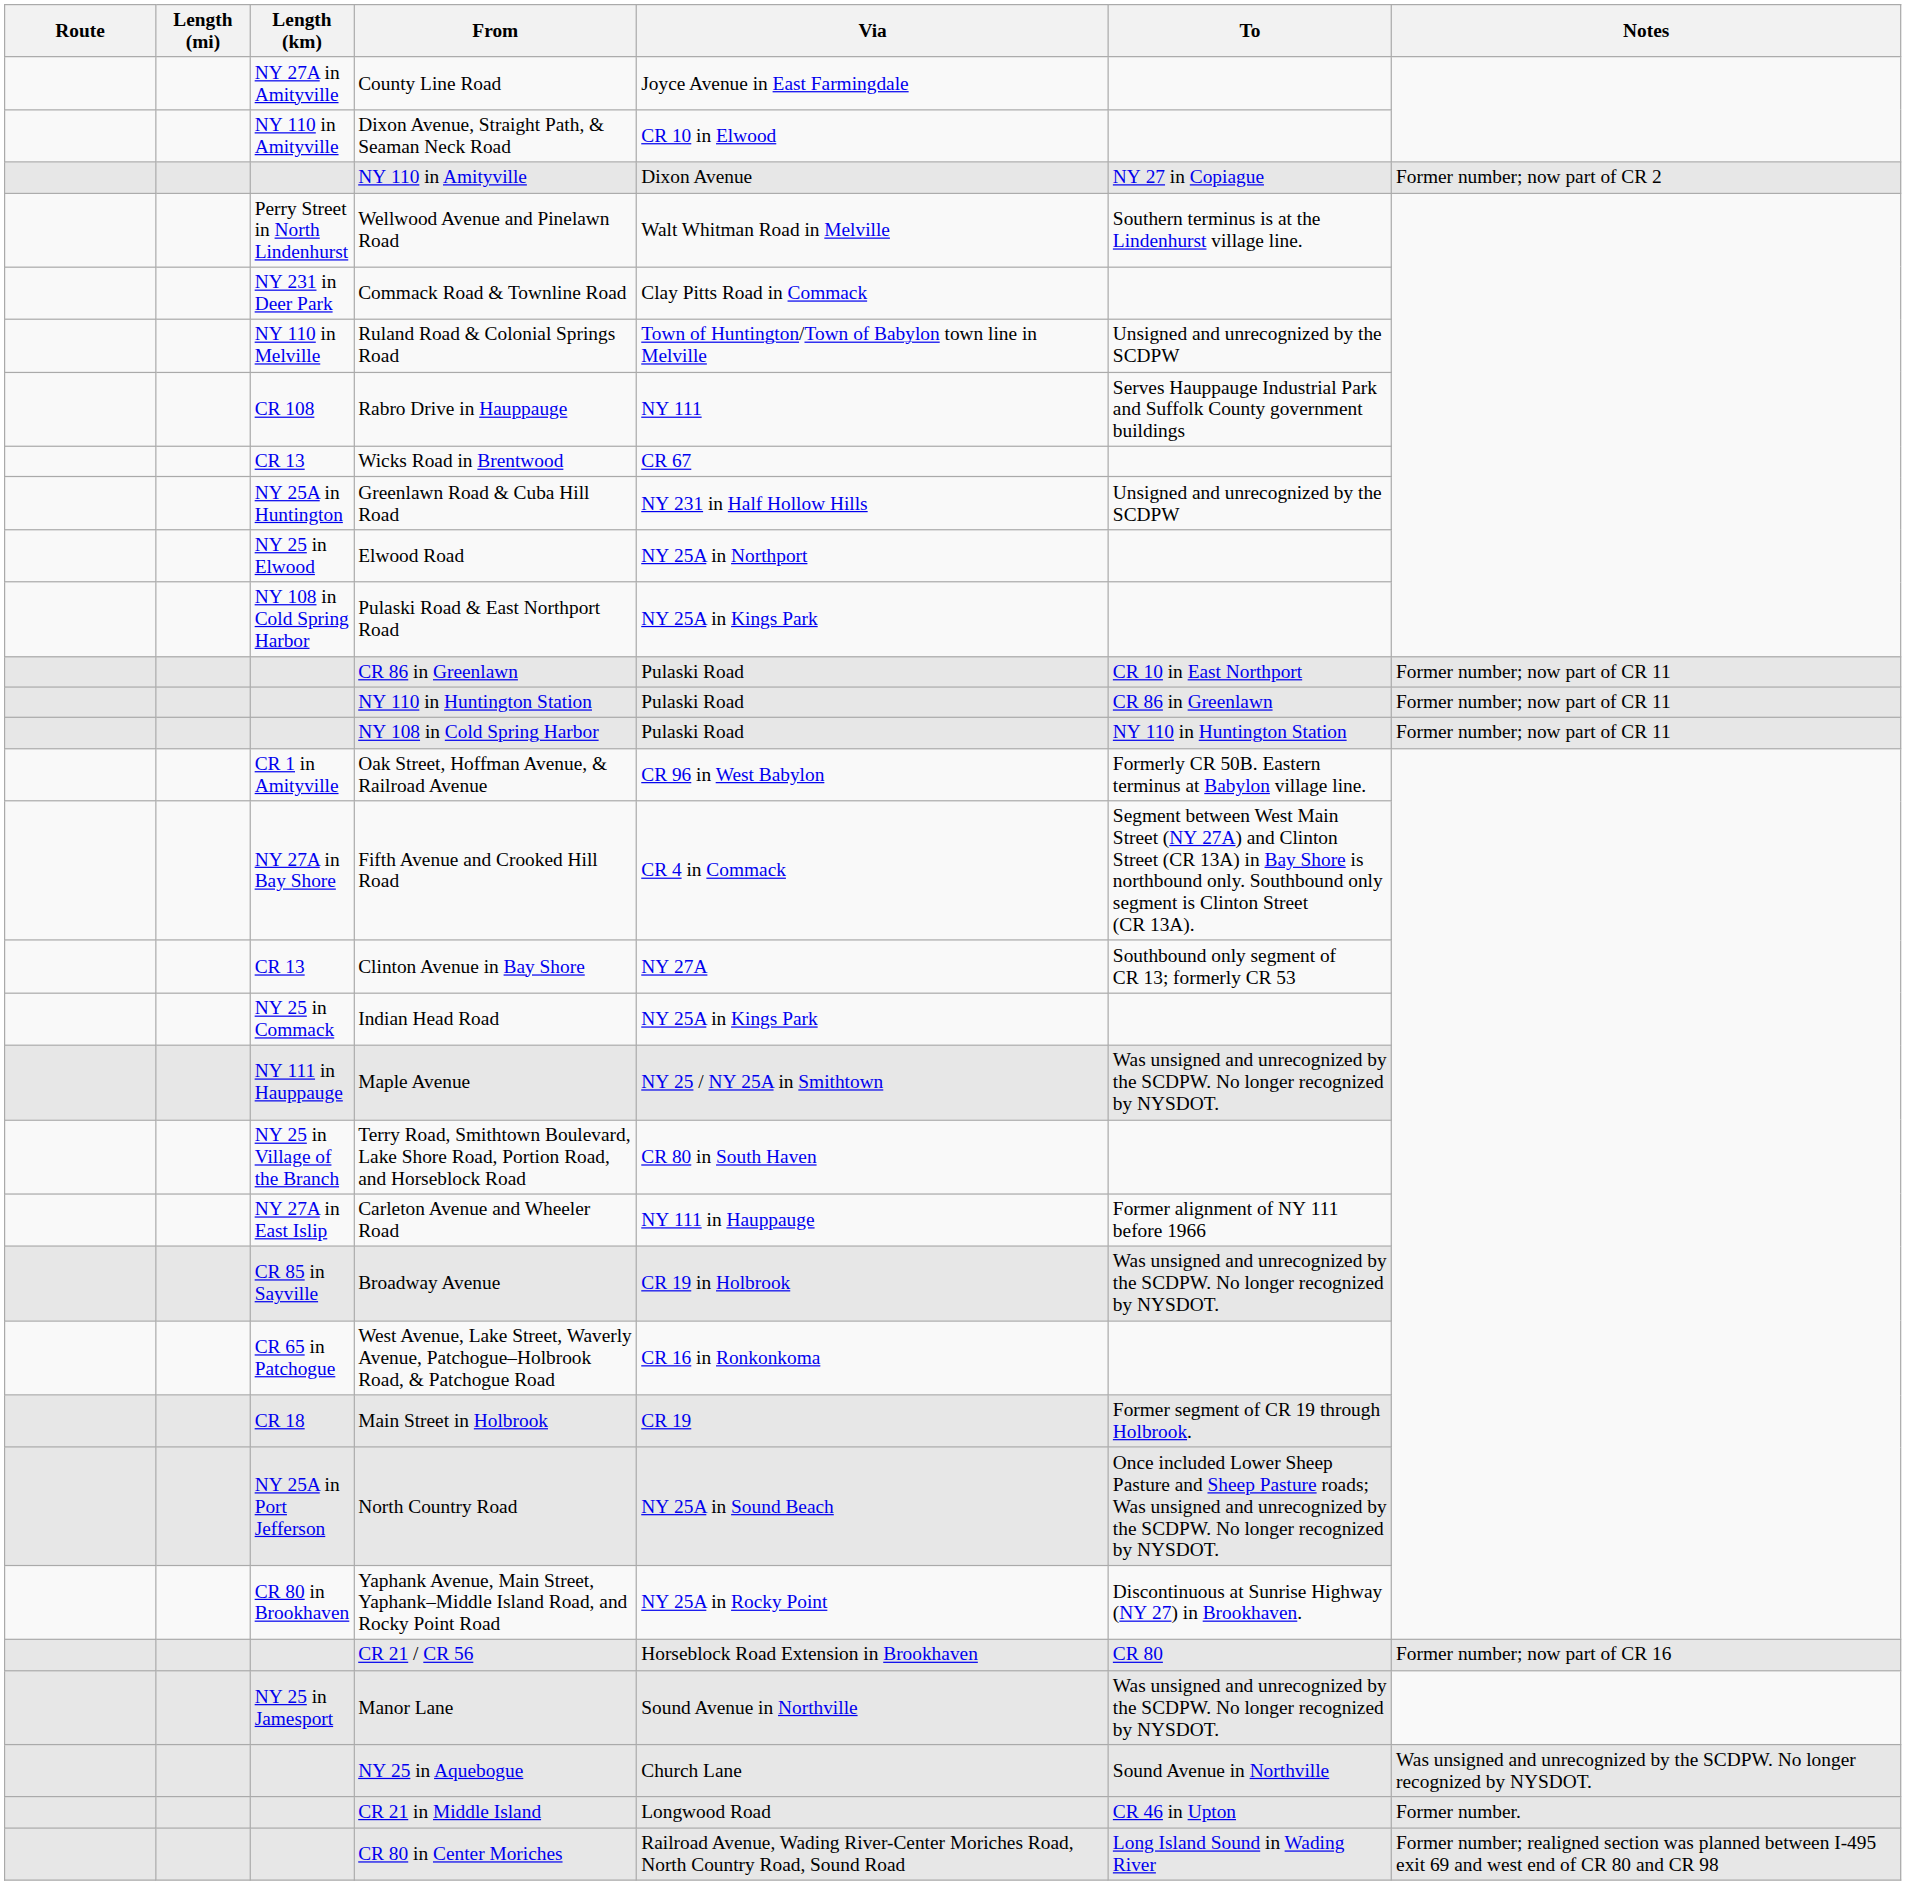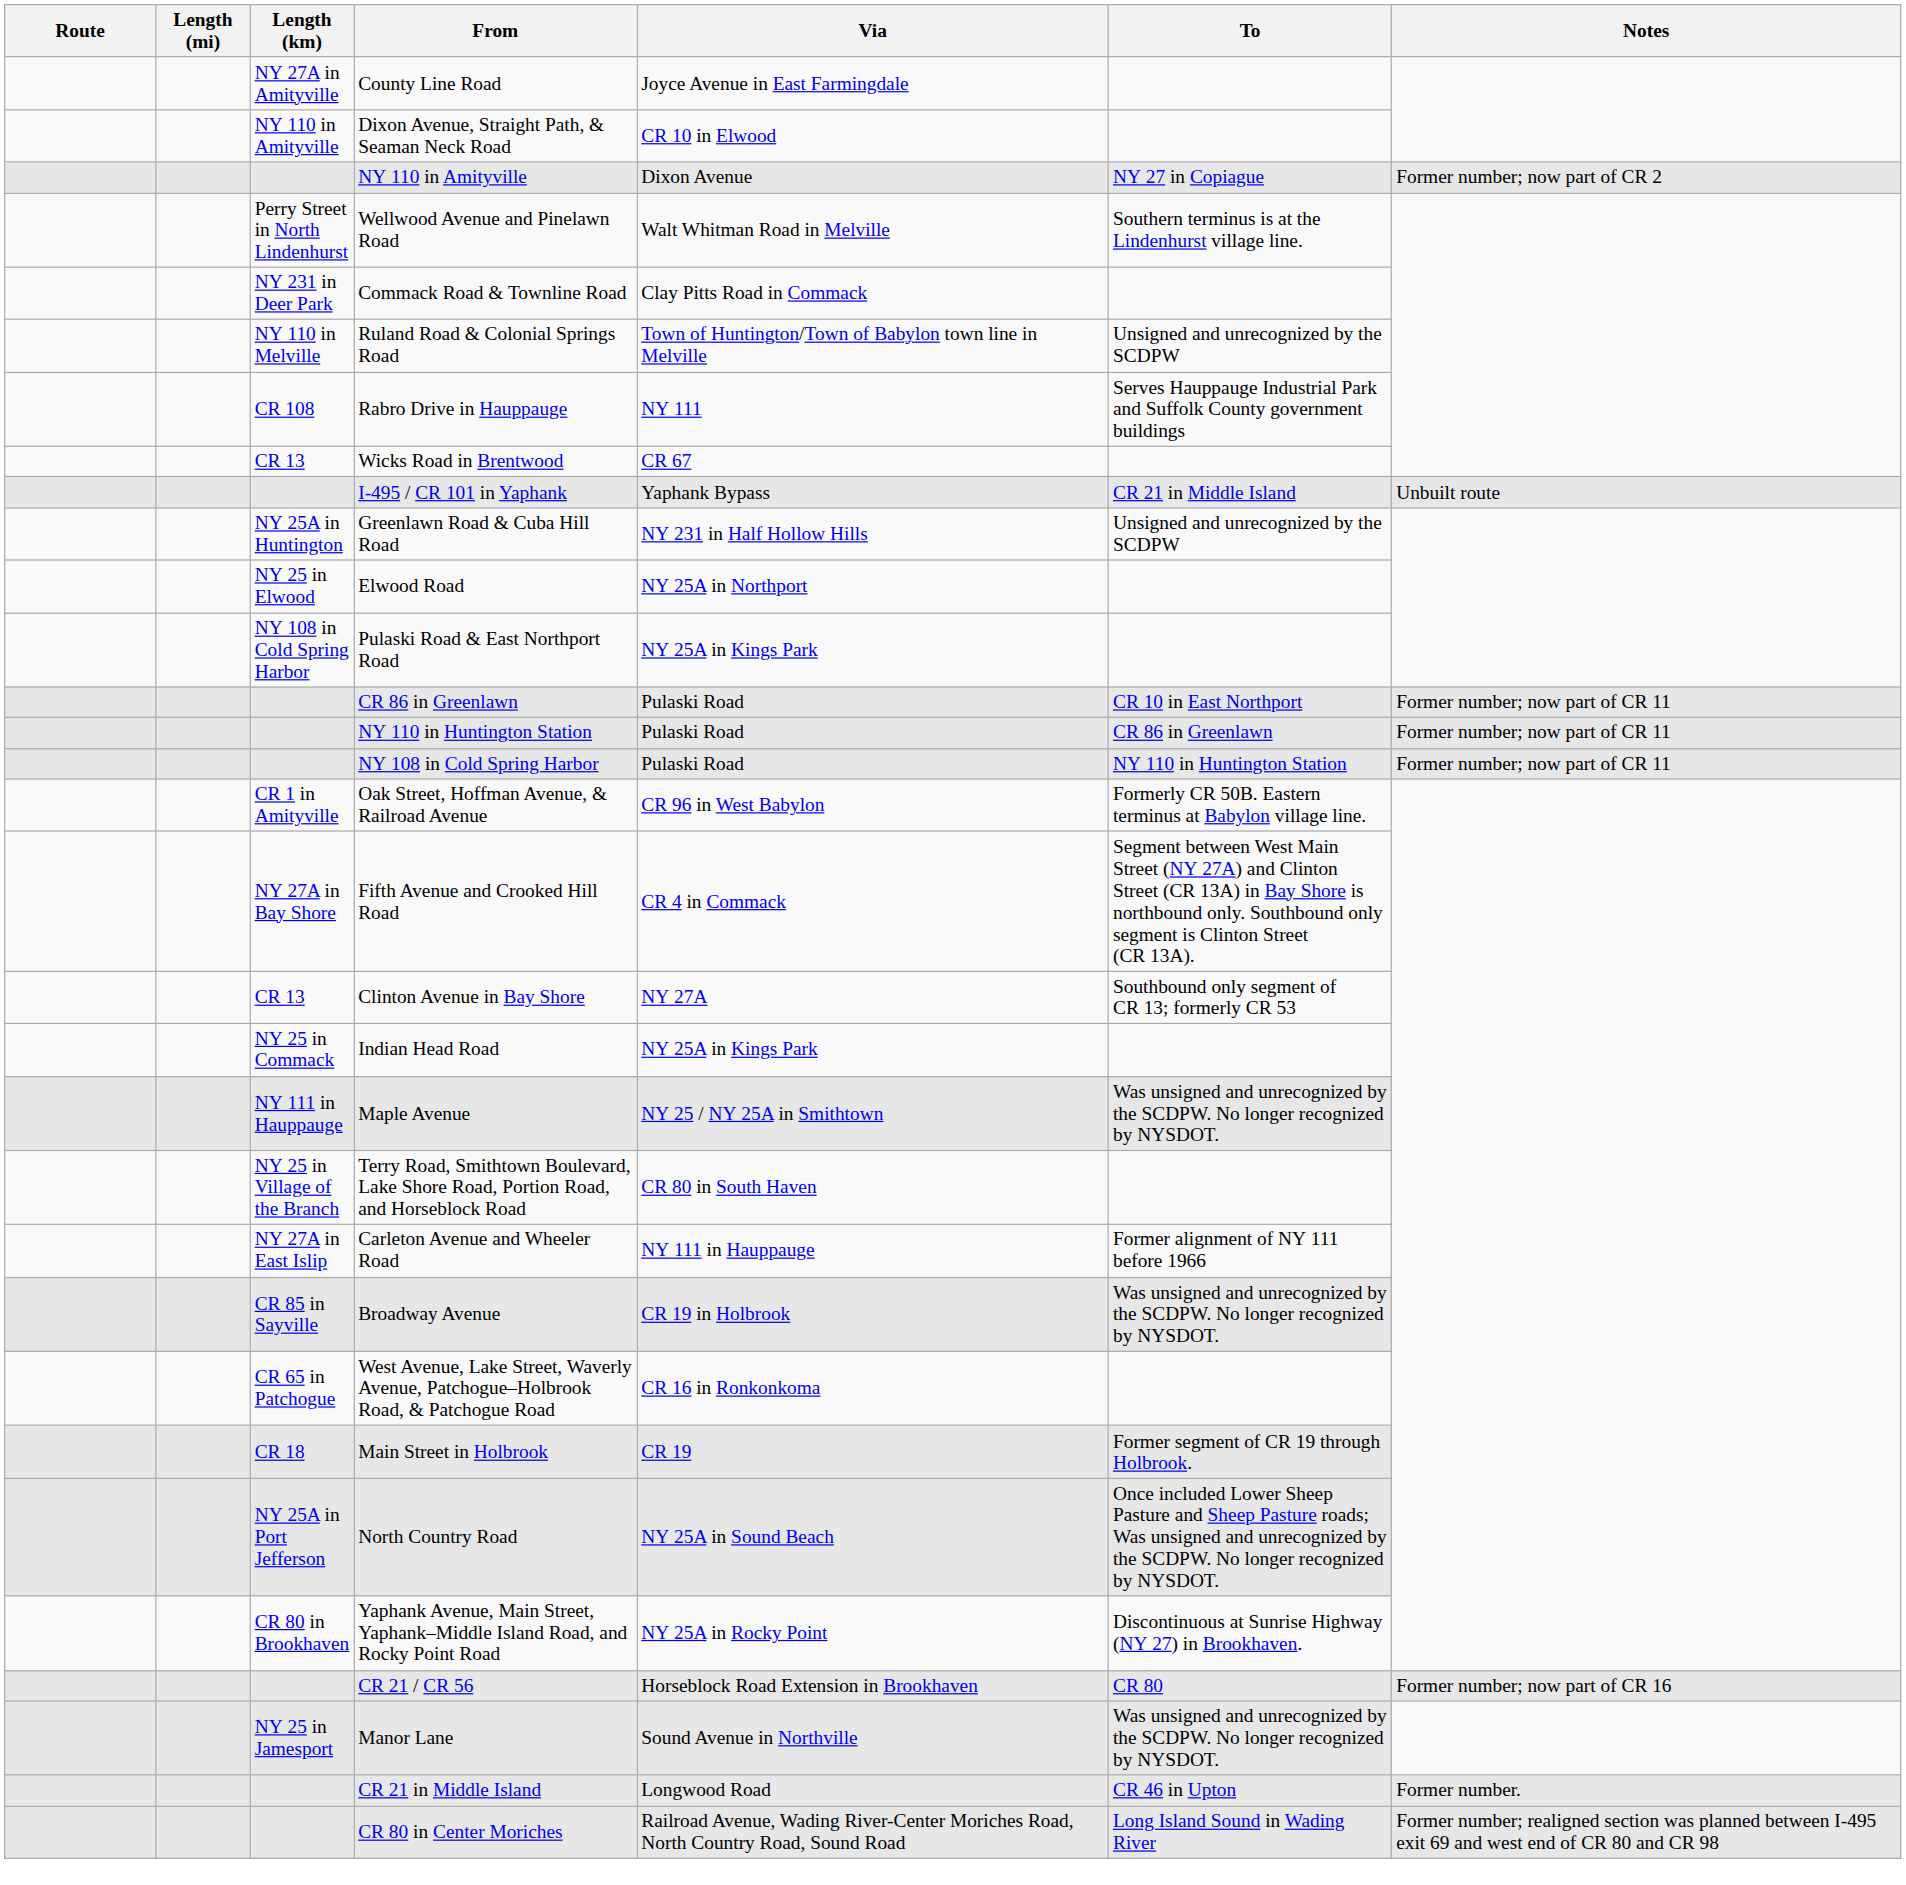+ row: (463, 492)
- row: (441, 1770)
